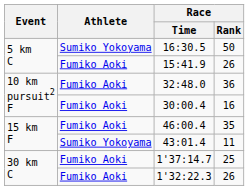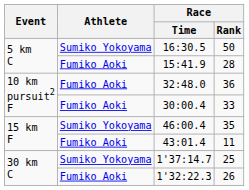(229, 64) 26 -> (229, 64) 28
(229, 106) 16 -> (229, 106) 33
(93, 125) Fumiko Aoki -> (106, 125) Sumiko Yokoyama
(106, 142) Sumiko Yokoyama -> (93, 142) Fumiko Aoki
(93, 159) Fumiko Aoki -> (106, 159) Sumiko Yokoyama
